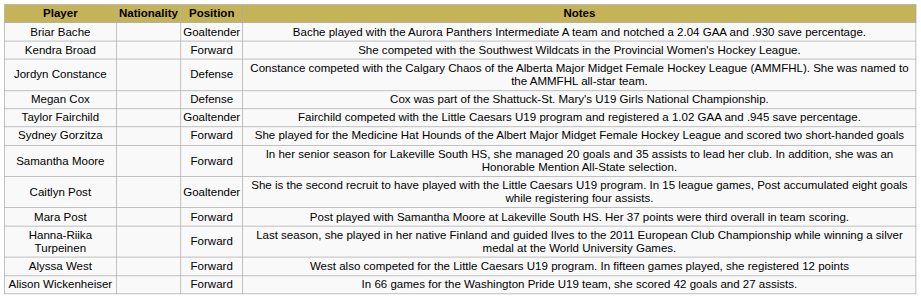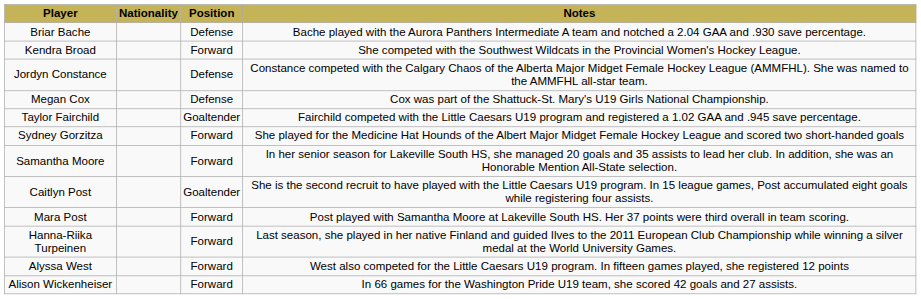(212, 31) Goaltender -> (212, 31) Defense
